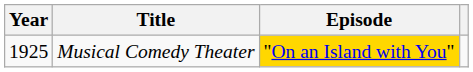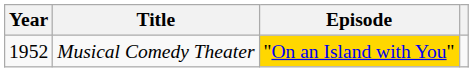(29, 50) 1925 -> (29, 50) 1952
